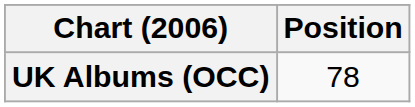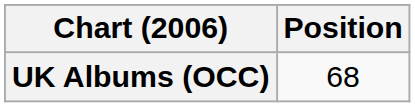(343, 76) 78 -> (343, 76) 68
